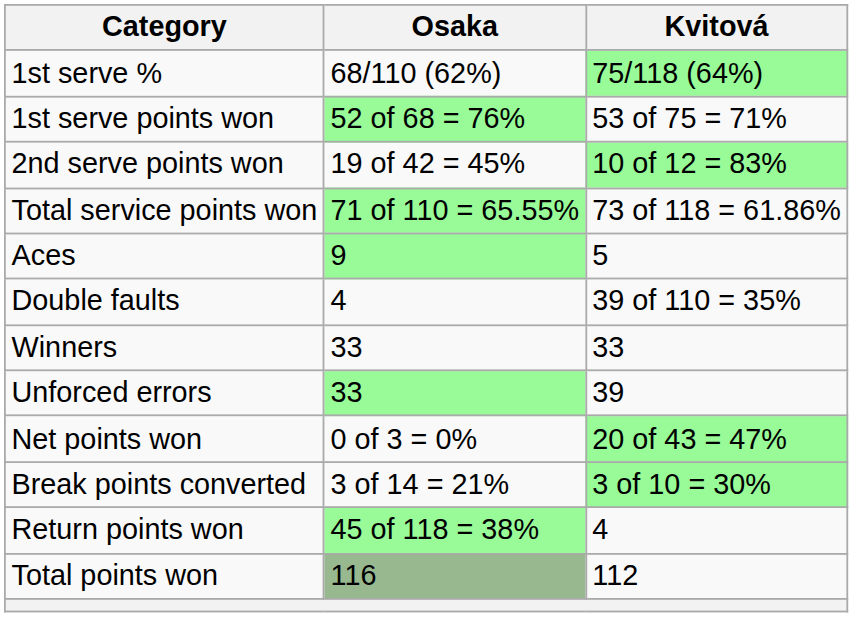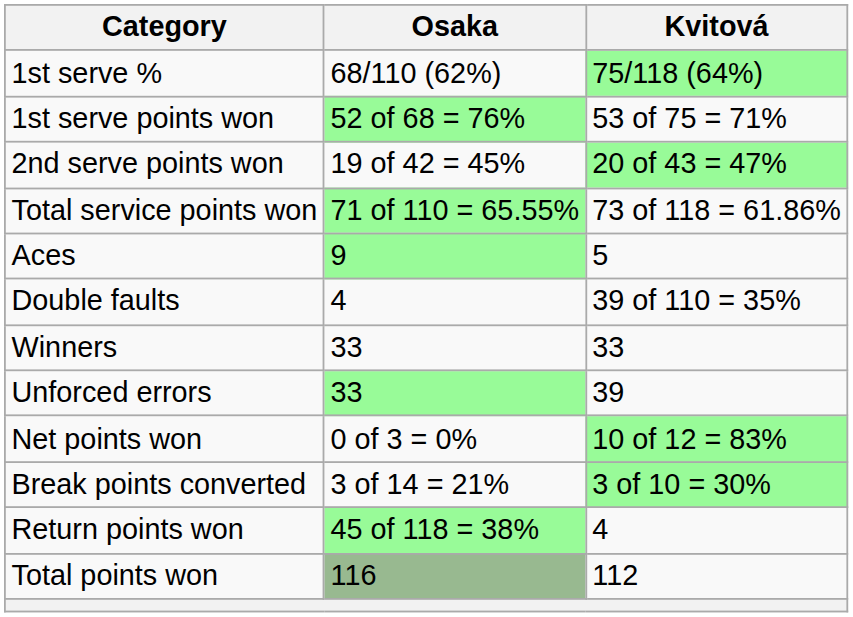(690, 164) 10 of 12 = 83% -> (690, 164) 20 of 43 = 47%
(690, 438) 20 of 43 = 47% -> (690, 438) 10 of 12 = 83%
